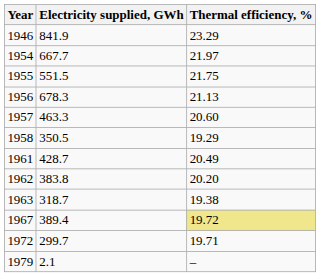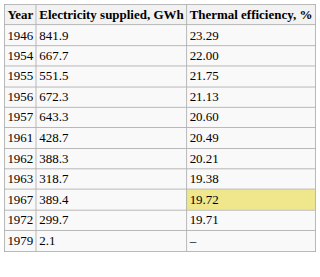(204, 55) 21.97 -> (204, 55) 22.00
(54, 96) 678.3 -> (54, 96) 672.3
(54, 117) 463.3 -> (54, 117) 643.3
- row: (20, 138)
(54, 179) 383.8 -> (54, 158) 388.3
(204, 179) 20.20 -> (204, 158) 20.21
